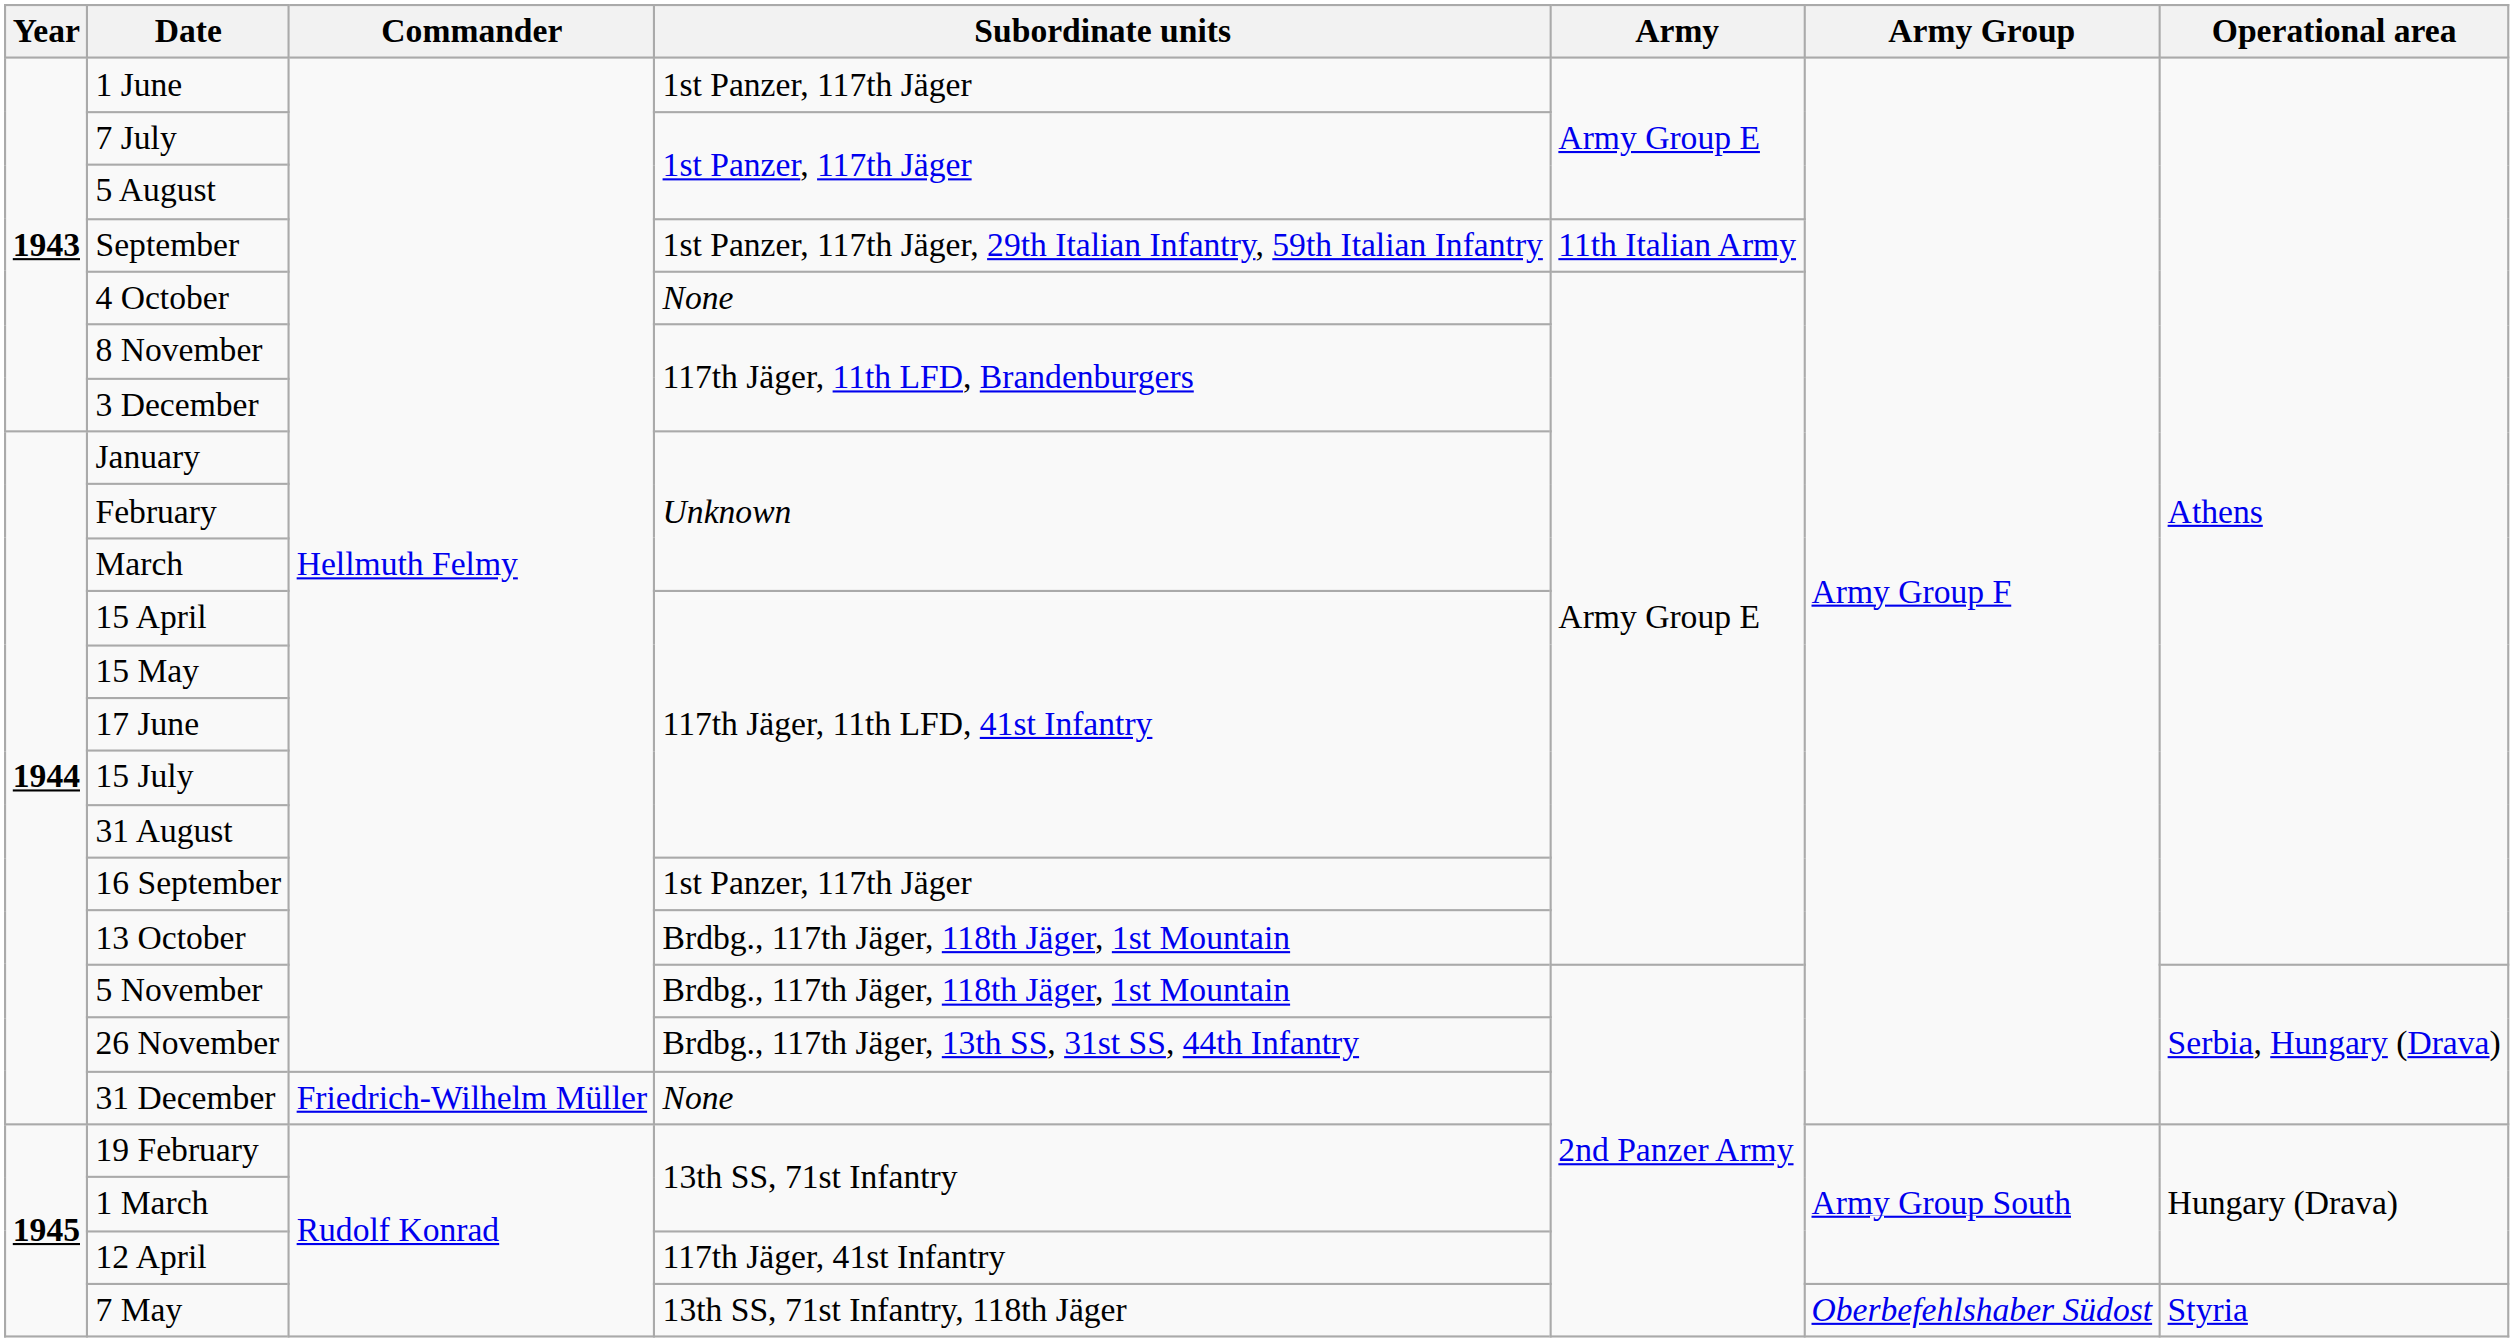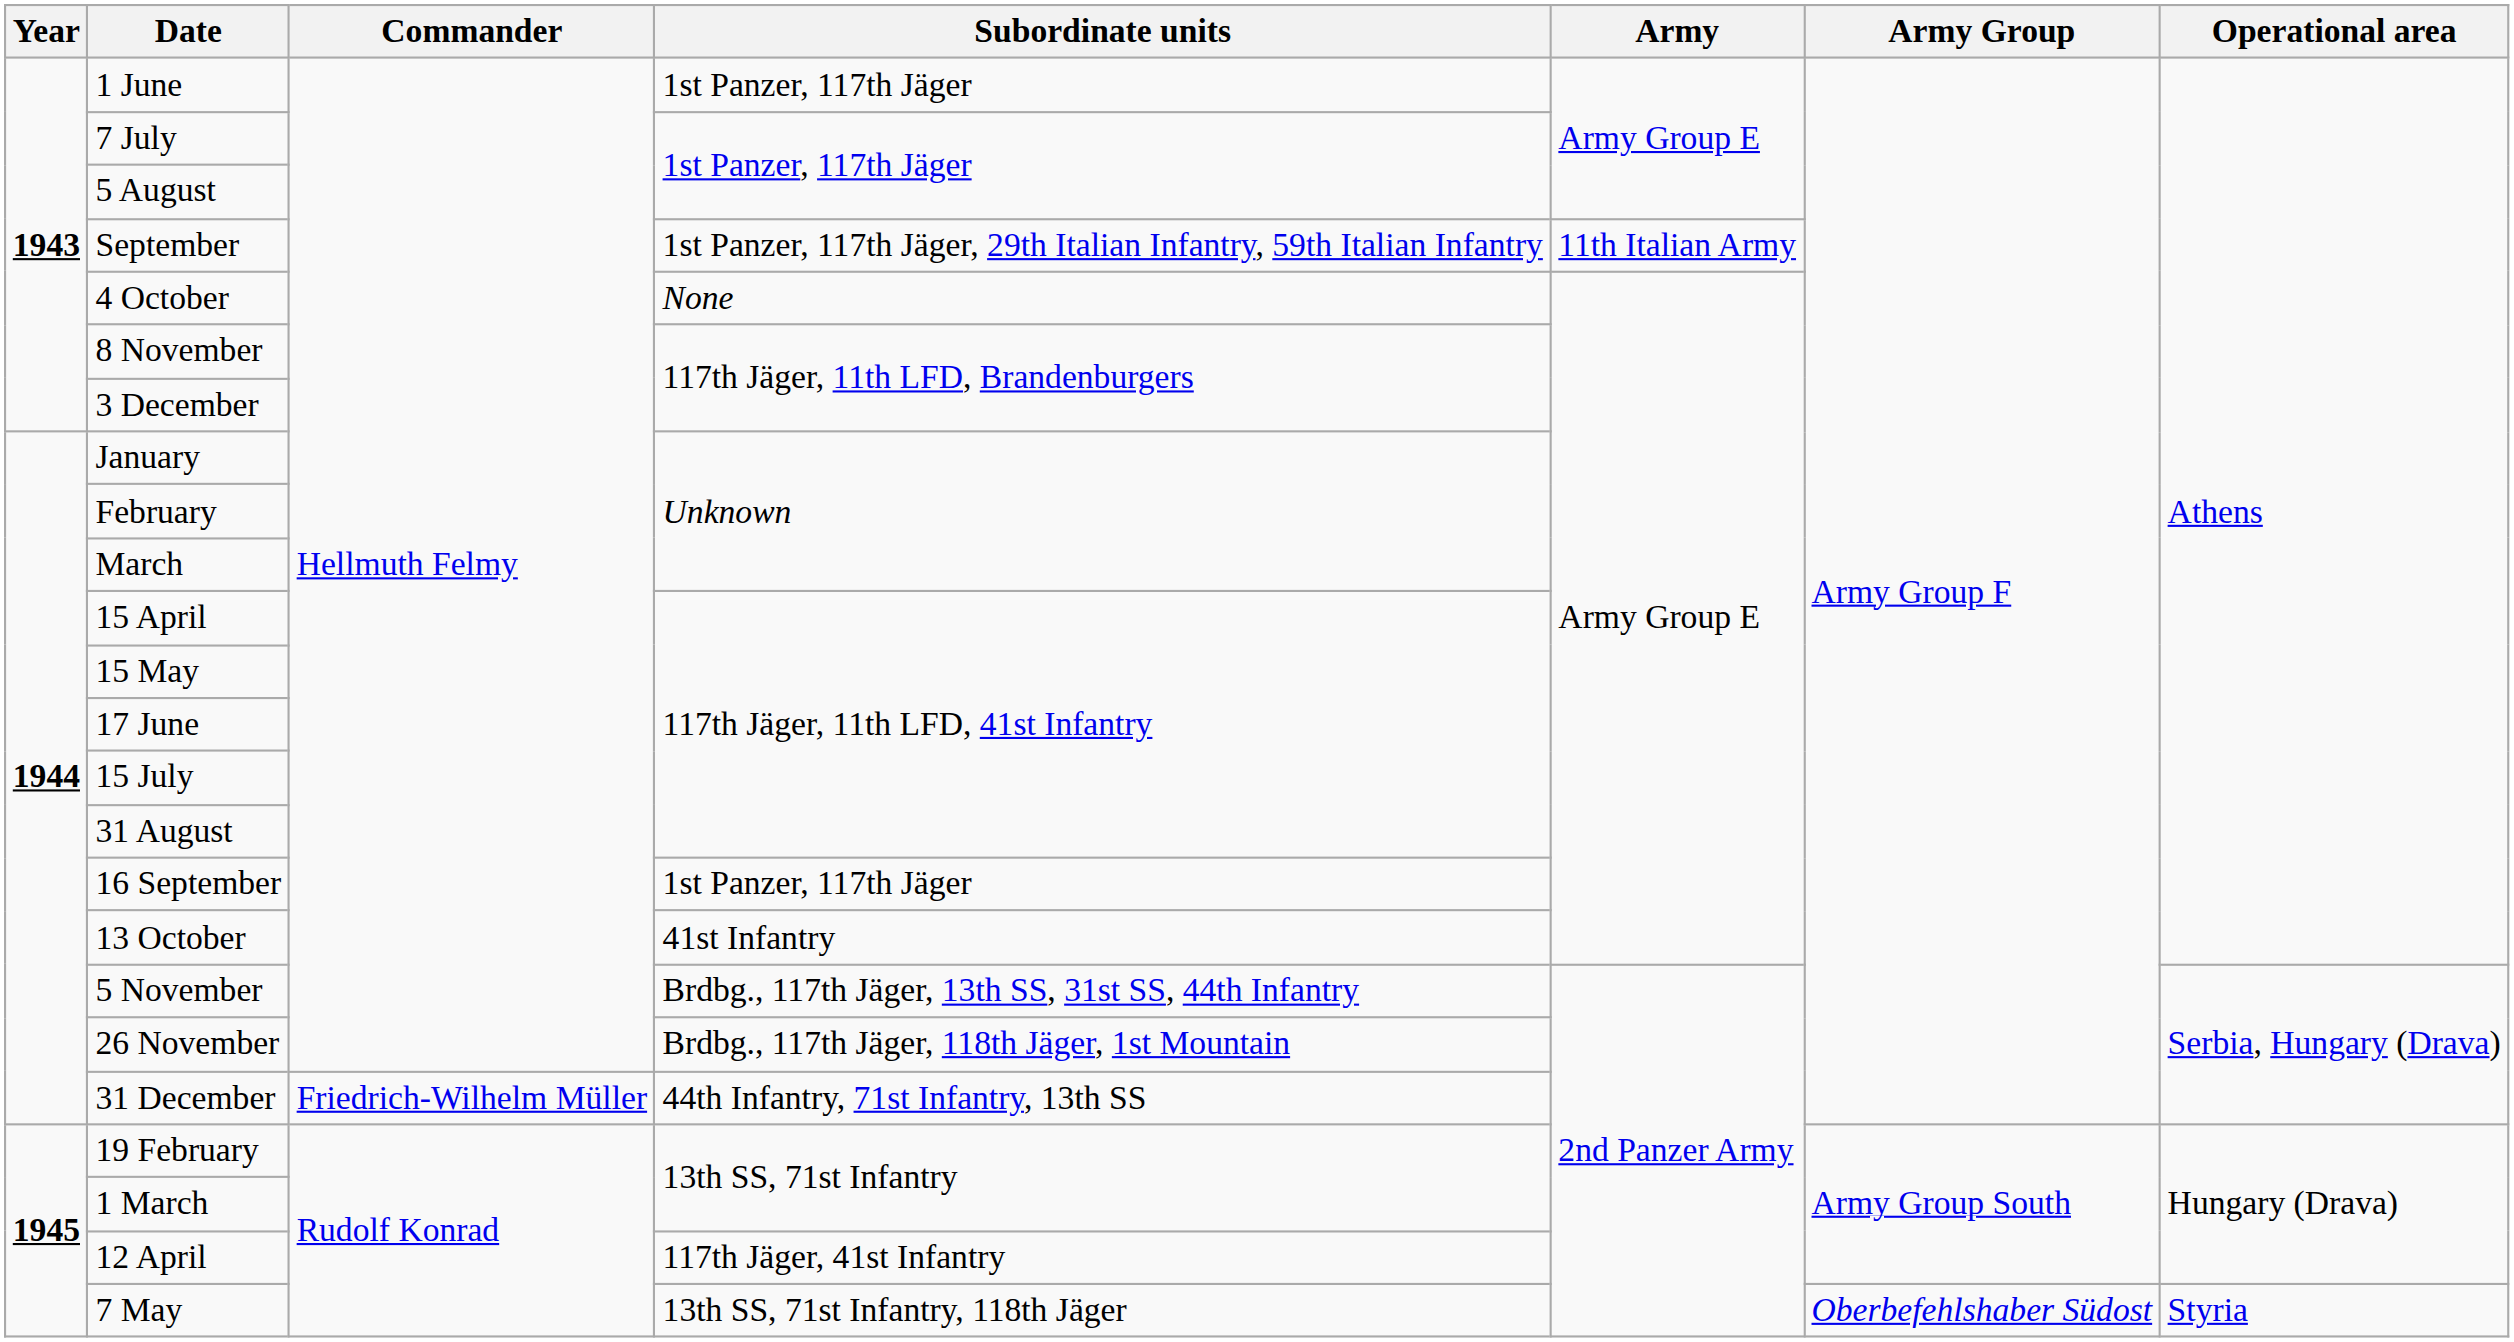(976, 937) Brdbg., 117th Jäger, 118th Jäger, 1st Mountain -> (749, 937) 41st Infantry
(976, 990) Brdbg., 117th Jäger, 118th Jäger, 1st Mountain -> (1011, 990) Brdbg., 117th Jäger, 13th SS, 31st SS, 44th Infantry
(1011, 1043) Brdbg., 117th Jäger, 13th SS, 31st SS, 44th Infantry -> (976, 1043) Brdbg., 117th Jäger, 118th Jäger, 1st Mountain
(698, 1096) None -> (904, 1096) 44th Infantry, 71st Infantry, 13th SS
